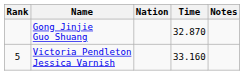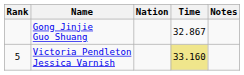(189, 32) 32.870 -> (189, 32) 32.867
(189, 57) no background -> (189, 57) khaki background
